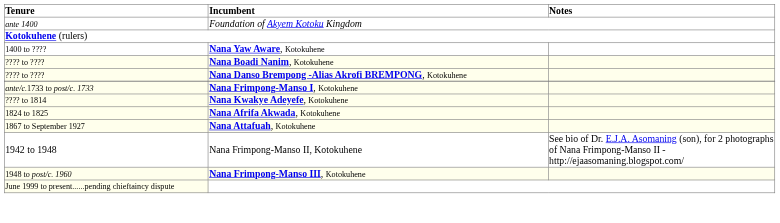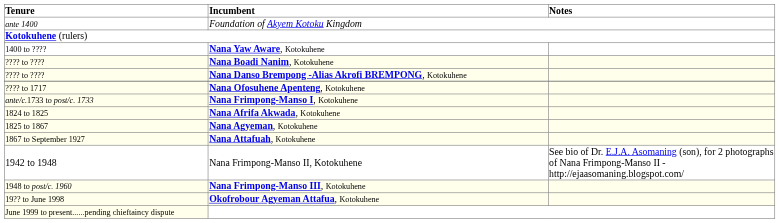+ row: (26, 88)
- row: (26, 101)
+ row: (27, 126)
+ row: (35, 200)
